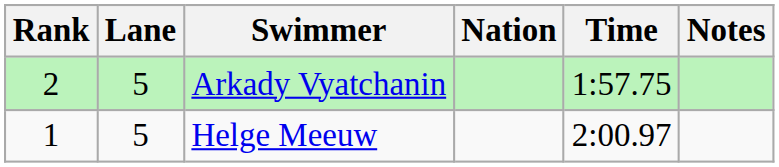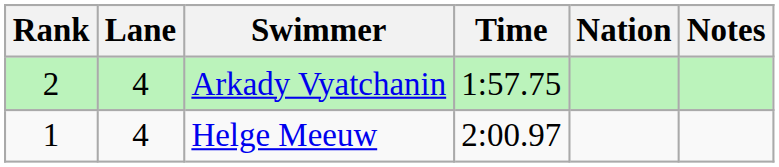columns swapped: (509, 30) <-> (622, 30)
(140, 82) 5 -> (140, 82) 4
(140, 135) 5 -> (140, 135) 4
